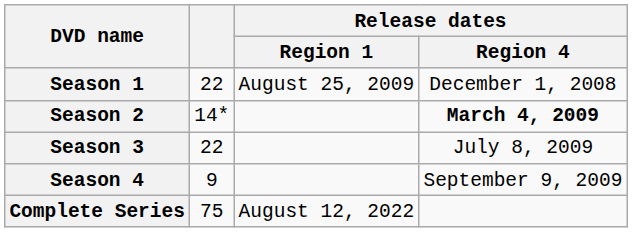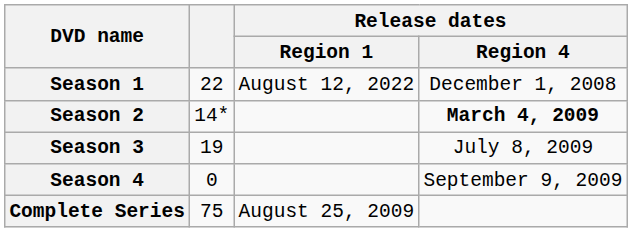(326, 84) August 25, 2009 -> (326, 84) August 12, 2022
(212, 148) 22 -> (212, 148) 19
(212, 180) 9 -> (212, 180) 0
(326, 211) August 12, 2022 -> (326, 211) August 25, 2009
